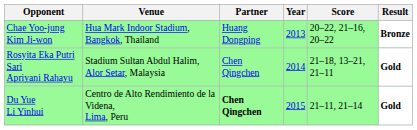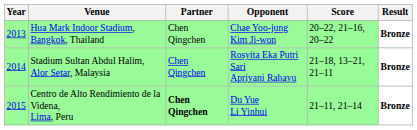columns swapped: (296, 12) <-> (44, 12)
(241, 34) Huang Dongping -> (187, 34) Chen Qingchen
(391, 67) Gold -> (395, 67) Bronze
(391, 106) Gold -> (395, 106) Bronze
